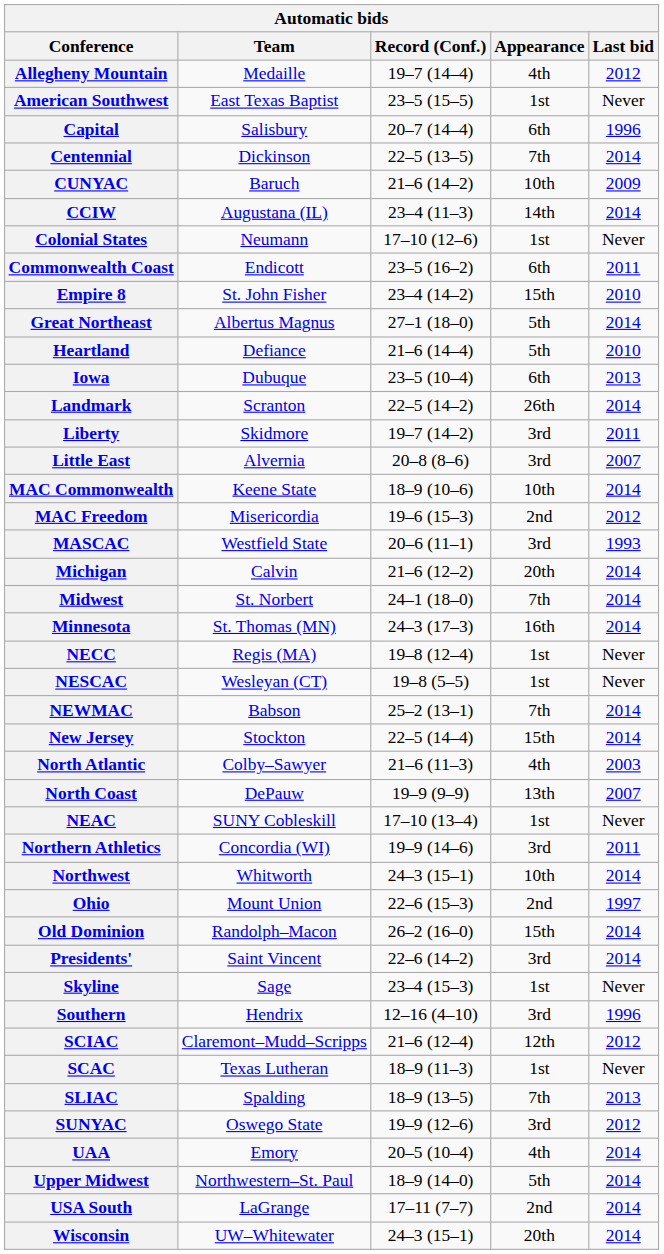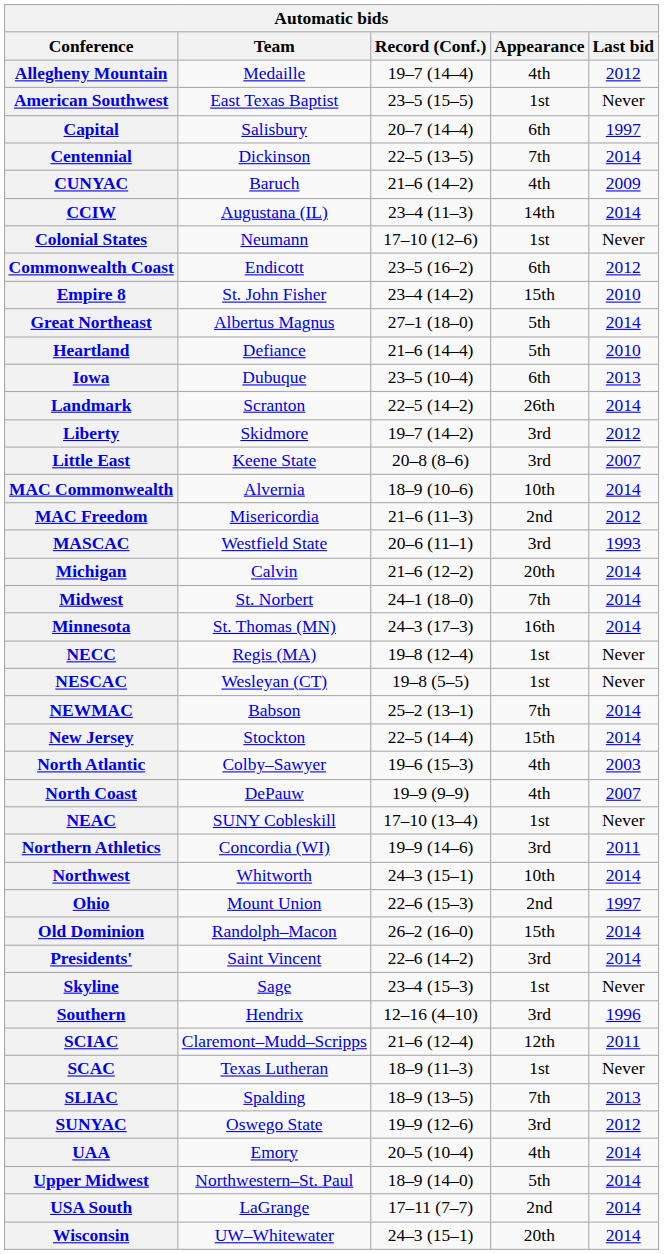(623, 128) 1996 -> (623, 128) 1997
(539, 184) 10th -> (539, 184) 4th
(623, 267) 2011 -> (623, 267) 2012
(623, 433) 2011 -> (623, 433) 2012
(274, 460) Alvernia -> (274, 460) Keene State
(274, 488) Keene State -> (274, 488) Alvernia
(431, 516) 19–6 (15–3) -> (431, 516) 21–6 (11–3)
(431, 765) 21–6 (11–3) -> (431, 765) 19–6 (15–3)
(539, 792) 13th -> (539, 792) 4th
(623, 1041) 2012 -> (623, 1041) 2011
